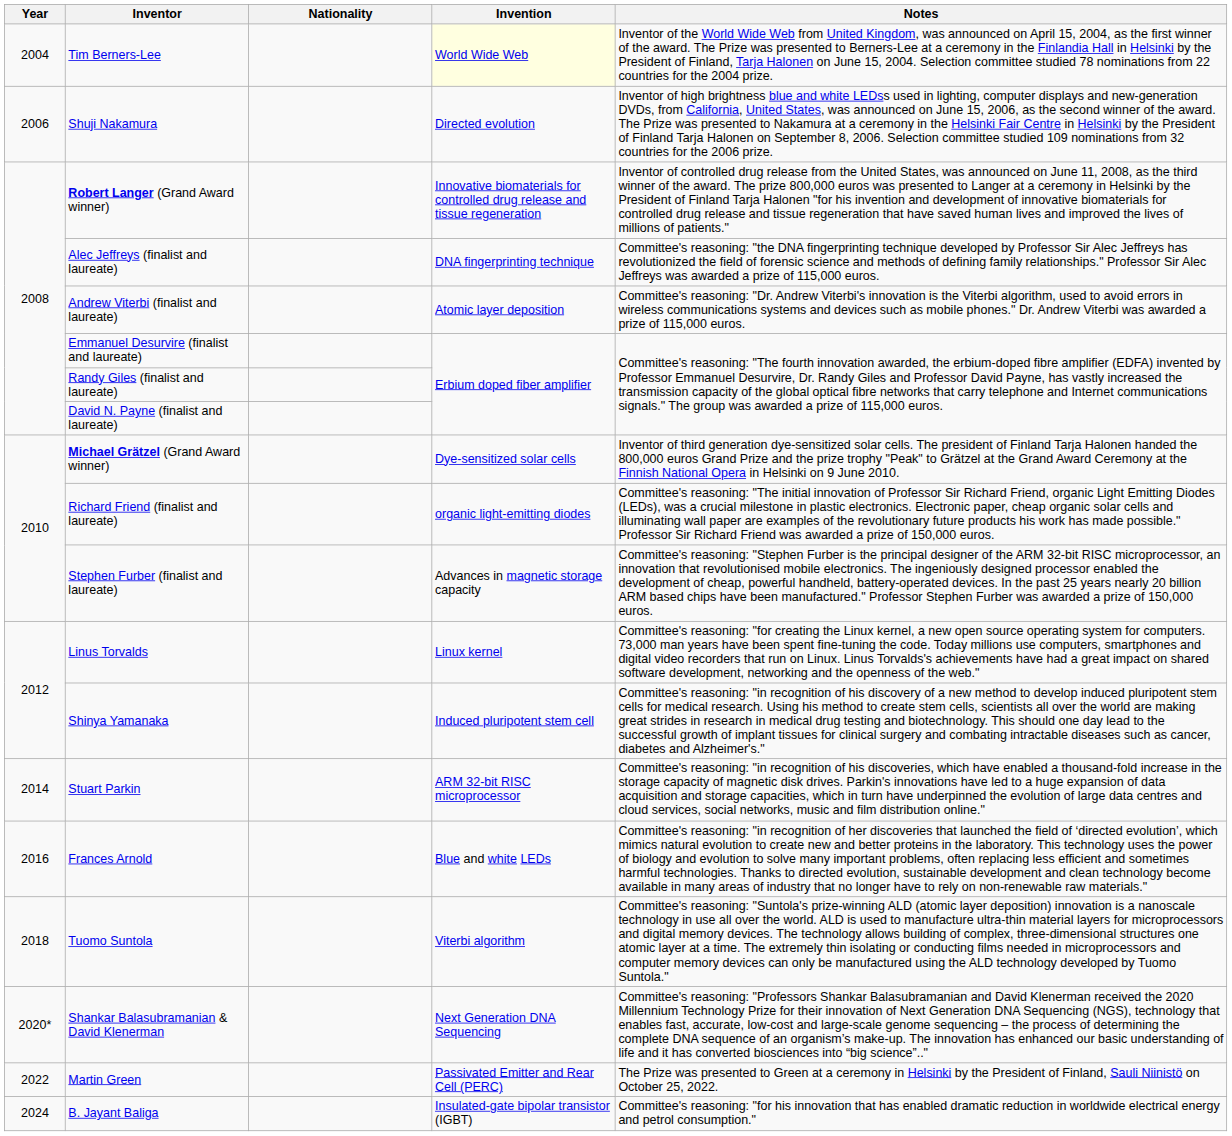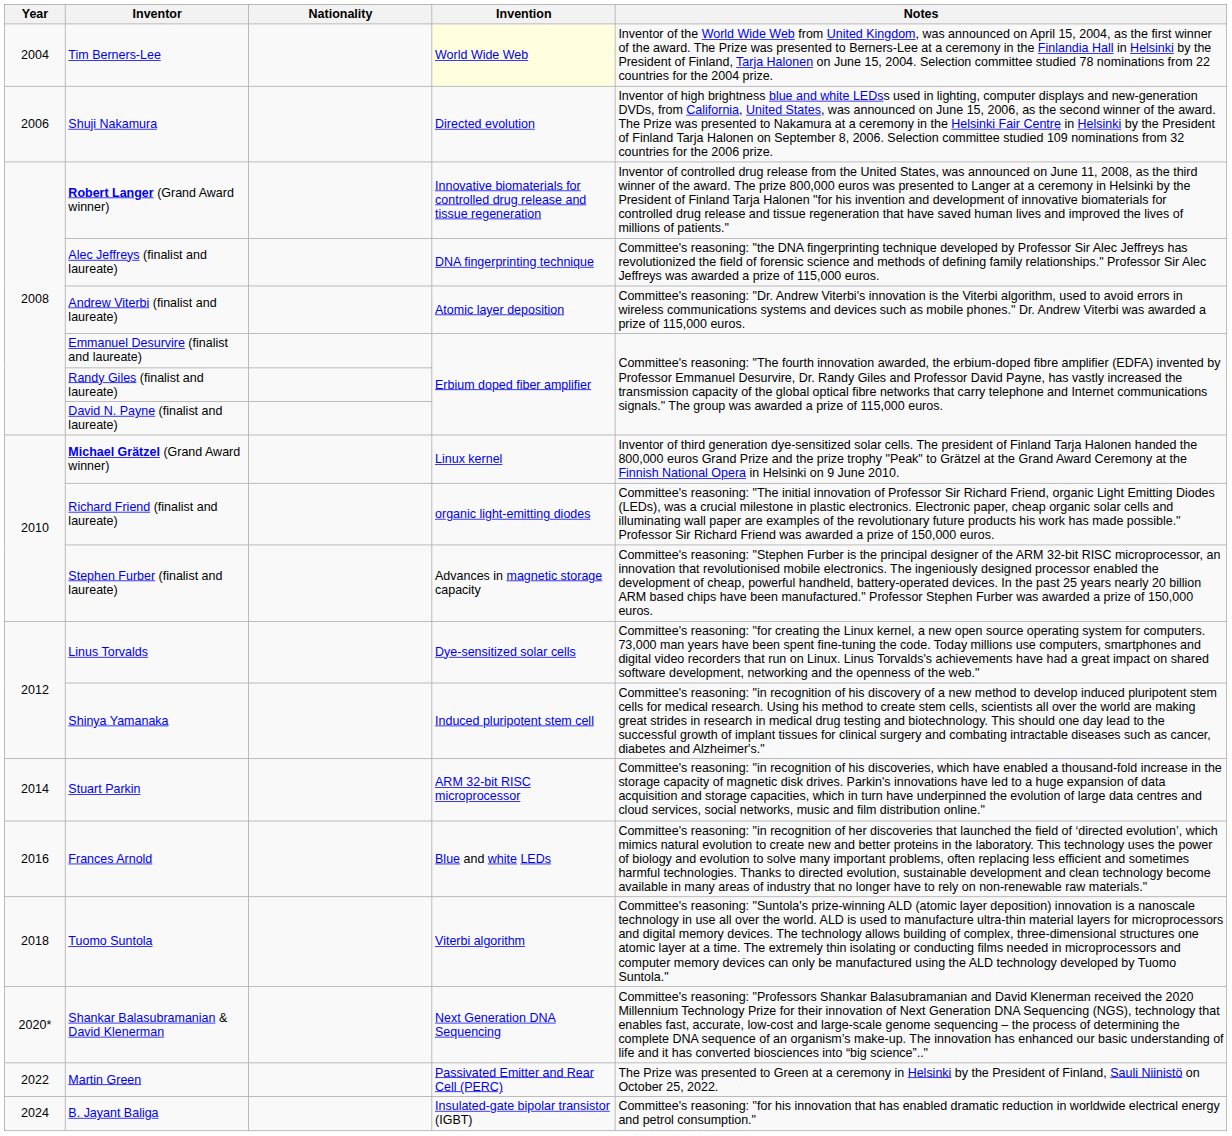(505, 459) Dye-sensitized solar cells -> (469, 459) Linux kernel
(469, 652) Linux kernel -> (505, 652) Dye-sensitized solar cells
